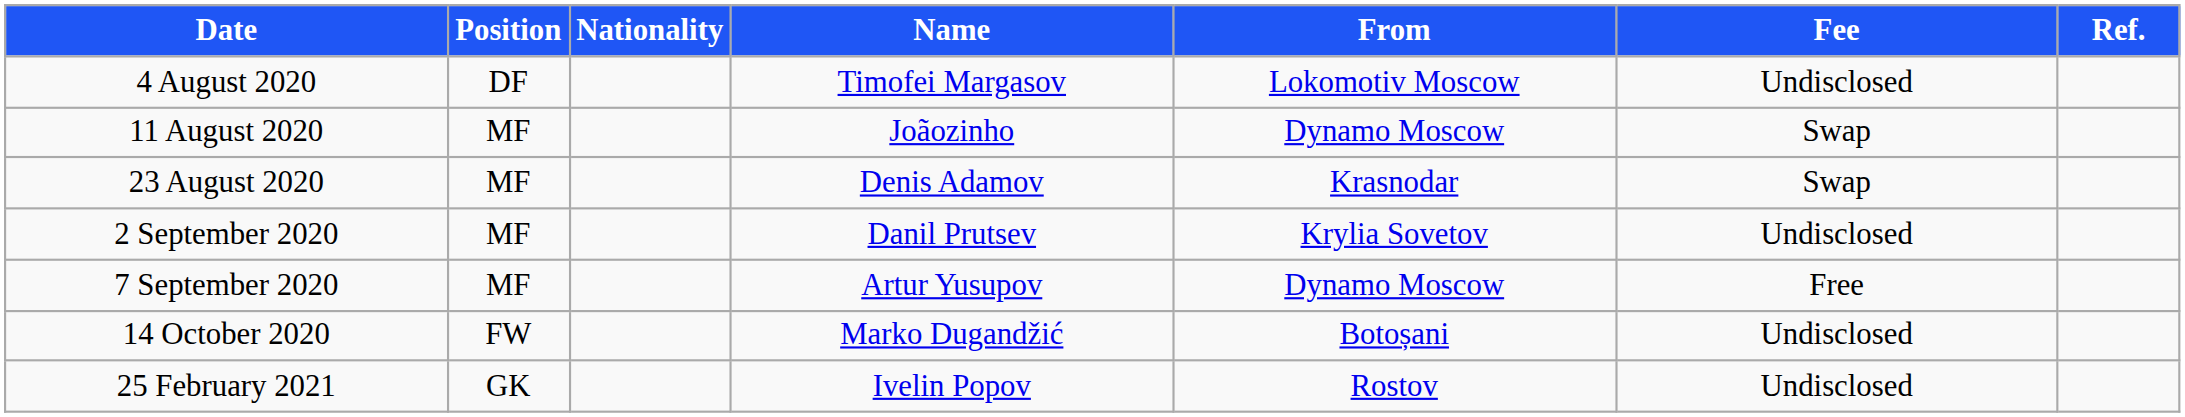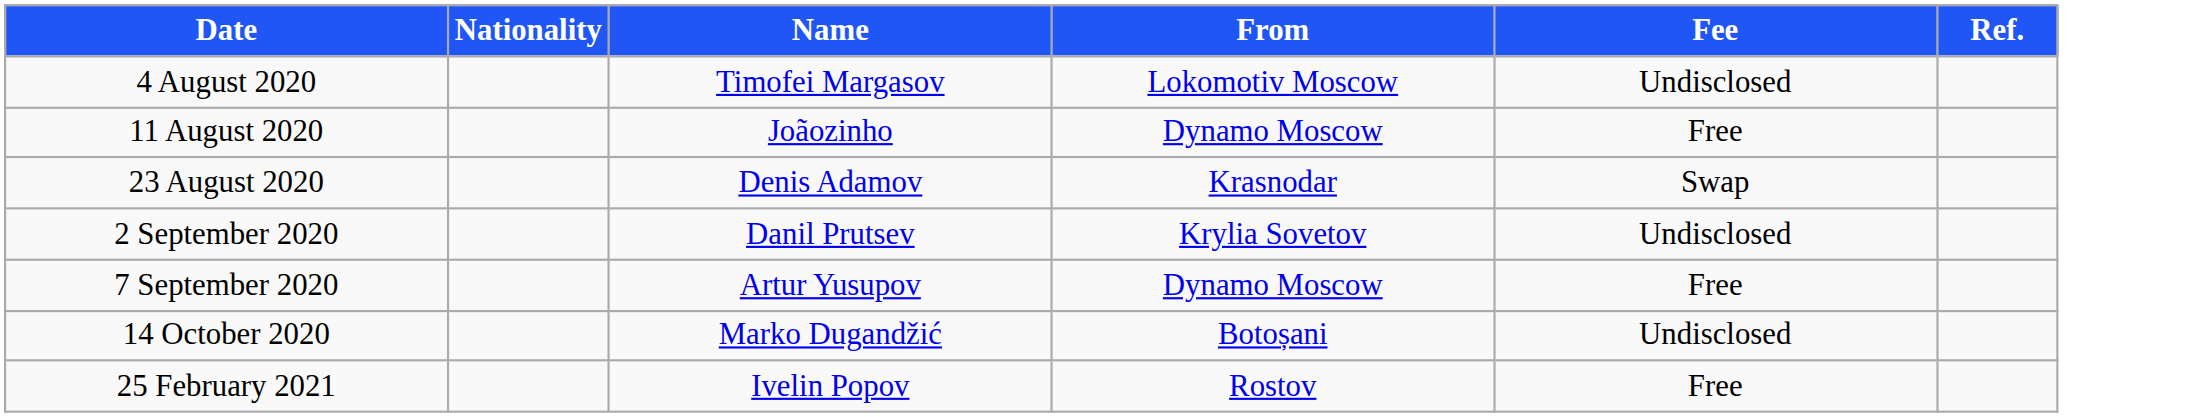- column: (508, 30)
(1837, 131) Swap -> (1715, 131) Free
(1837, 386) Undisclosed -> (1715, 386) Free
